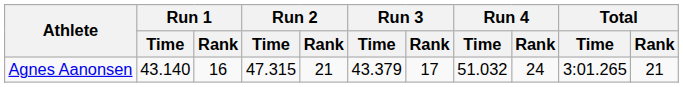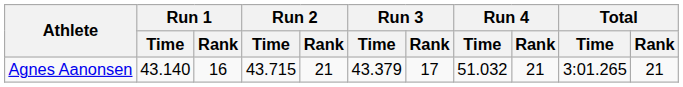(271, 70) 47.315 -> (271, 70) 43.715
(535, 70) 24 -> (535, 70) 21
